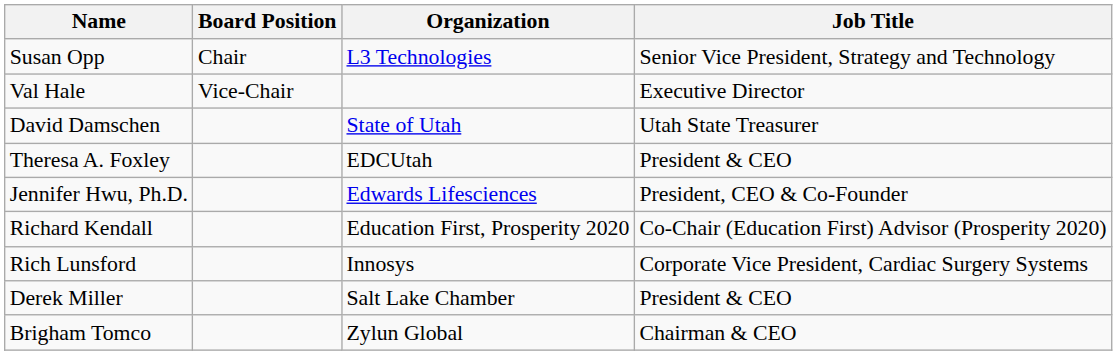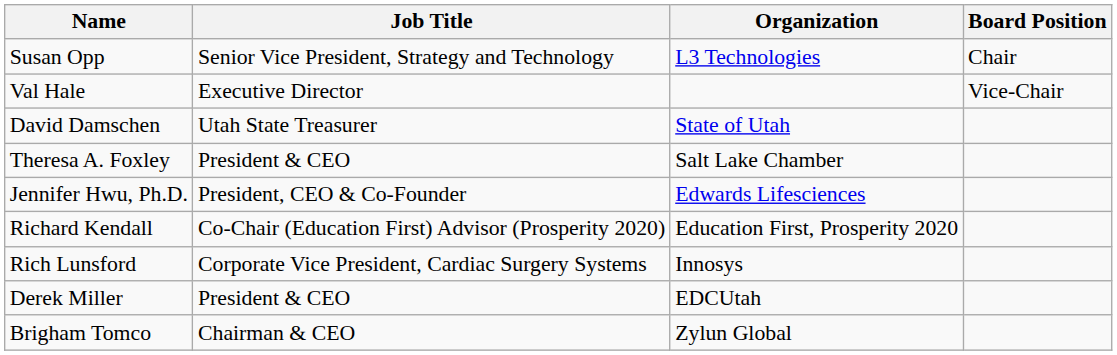columns swapped: (267, 21) <-> (873, 21)
(389, 159) EDCUtah -> (759, 159) Salt Lake Chamber
(430, 297) Salt Lake Chamber -> (718, 297) EDCUtah
